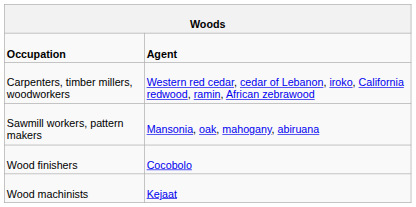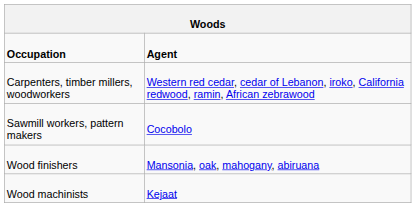(233, 130) Mansonia, oak, mahogany, abiruana -> (169, 130) Cocobolo
(169, 165) Cocobolo -> (233, 165) Mansonia, oak, mahogany, abiruana
